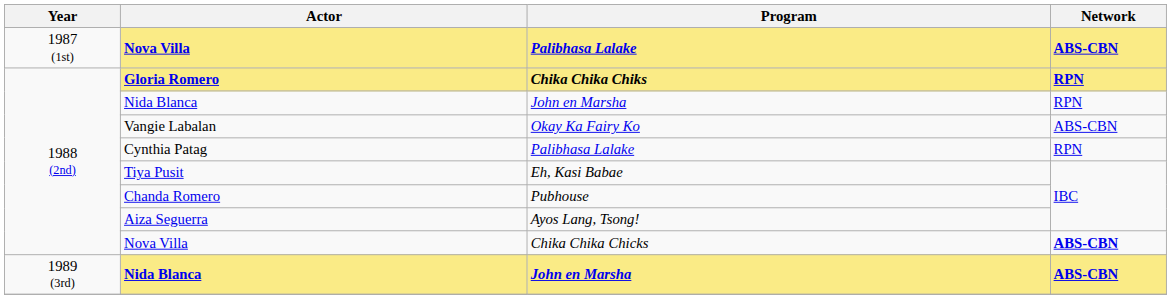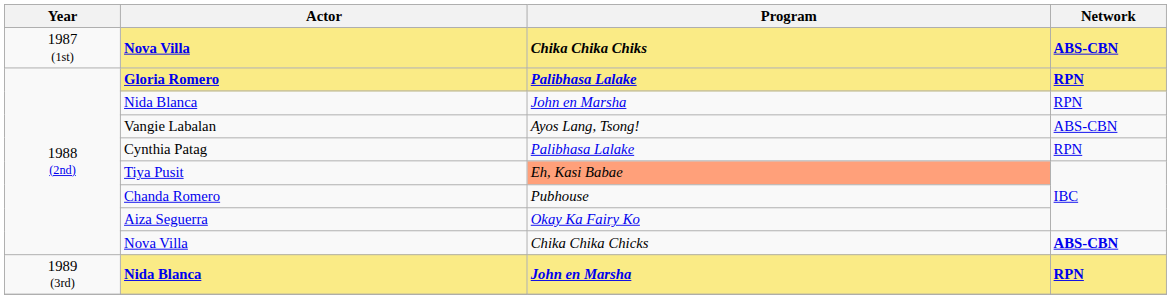(584, 47) Palibhasa Lalake -> (589, 47) Chika Chika Chiks
(589, 79) Chika Chika Chiks -> (584, 79) Palibhasa Lalake
(585, 126) Okay Ka Fairy Ko -> (585, 126) Ayos Lang, Tsong!
(577, 172) no background -> (577, 172) lightsalmon background
(585, 219) Ayos Lang, Tsong! -> (585, 219) Okay Ka Fairy Ko
(1086, 274) ABS-CBN -> (1069, 274) RPN
